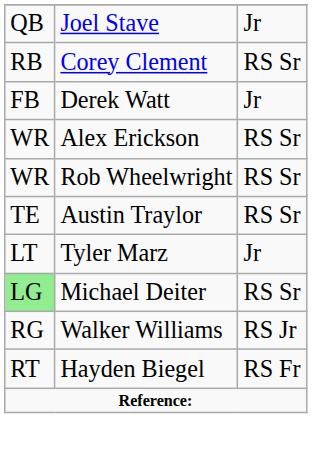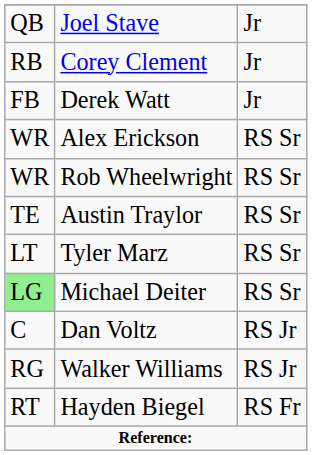(272, 61) RS Sr -> (252, 61) Jr
(252, 253) Jr -> (272, 253) RS Sr
+ row: (109, 330)
